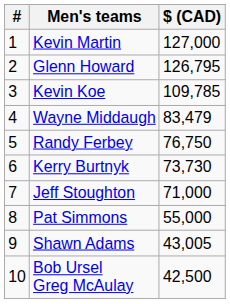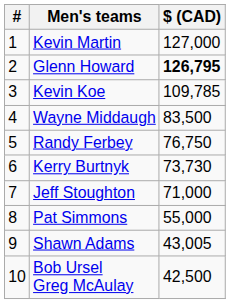(192, 67) normal -> (192, 67) bold
(187, 117) 83,479 -> (187, 117) 83,500
